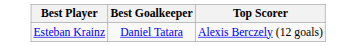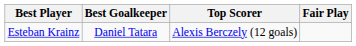+ column: (326, 13)
